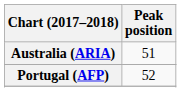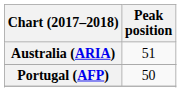(149, 75) 52 -> (149, 75) 50
